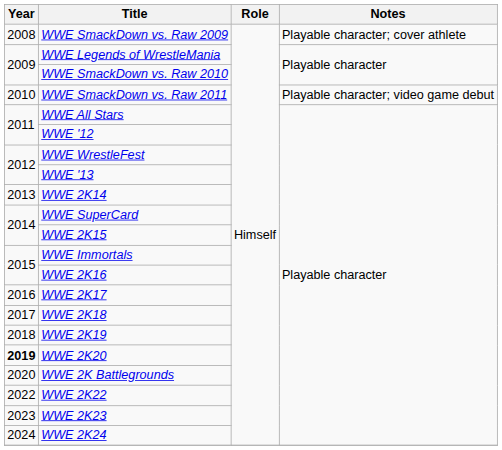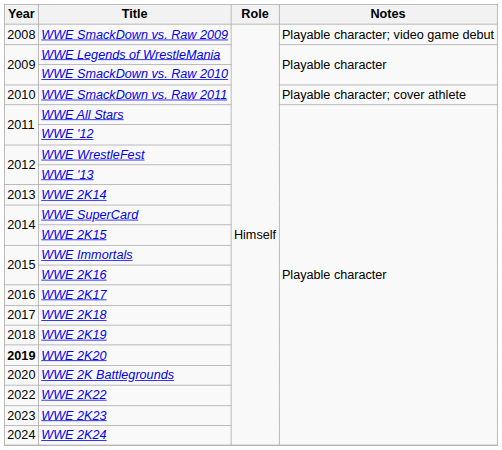(374, 34) Playable character; cover athlete -> (388, 34) Playable character; video game debut
(388, 94) Playable character; video game debut -> (374, 94) Playable character; cover athlete
